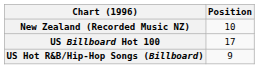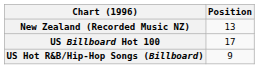(230, 27) 10 -> (230, 27) 13
